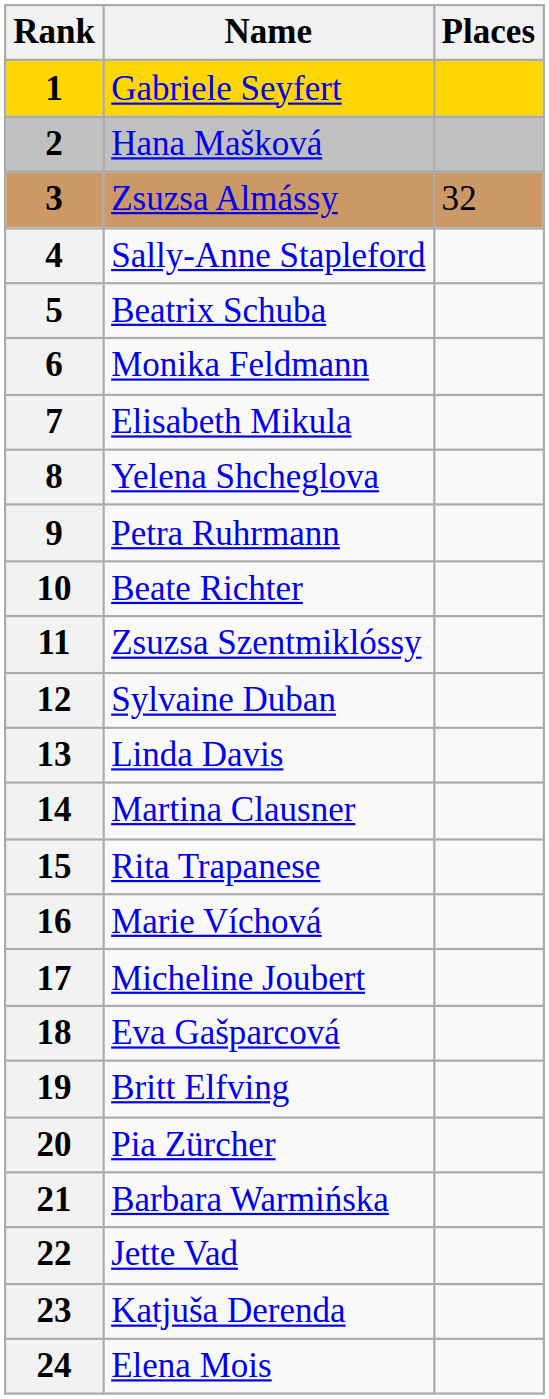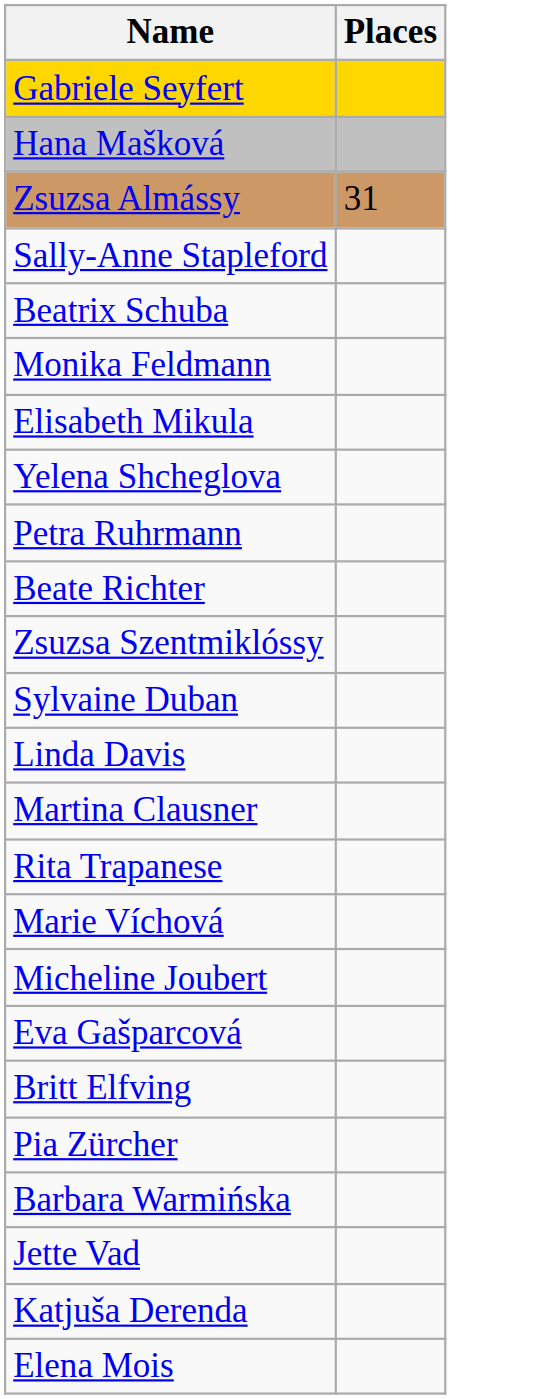- column: (54, 32)
(459, 198) 32 -> (361, 198) 31
